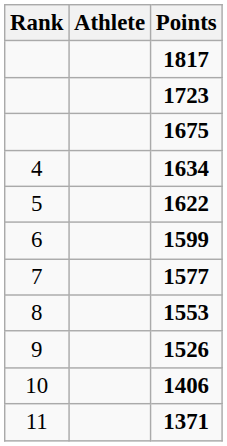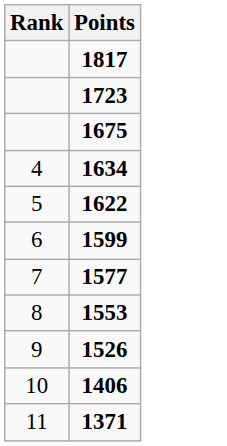- column: (110, 22)
